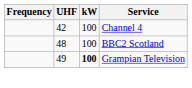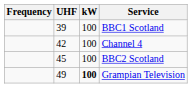+ row: (133, 28)
(61, 43) 48 -> (61, 59) 45
